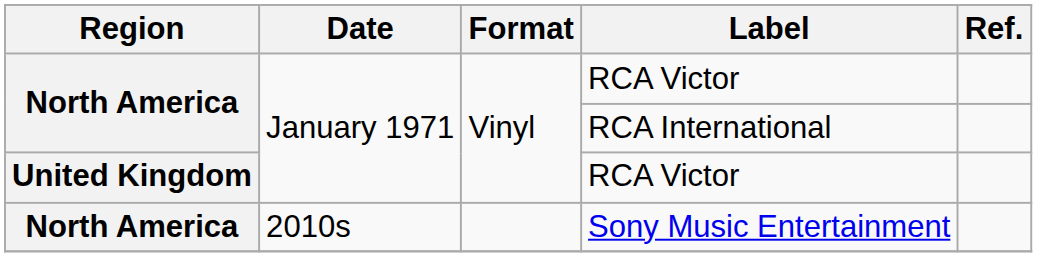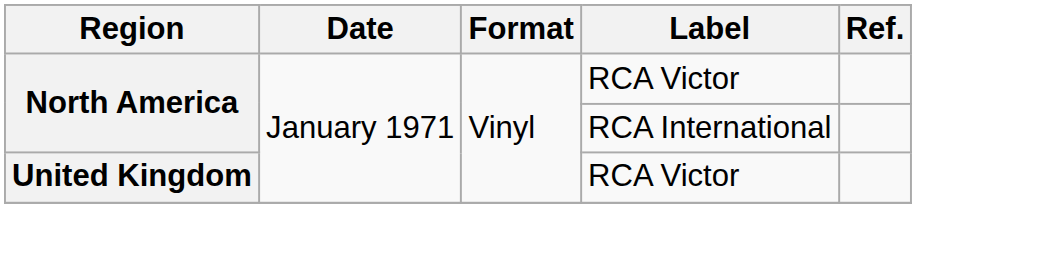- row: (132, 226)
